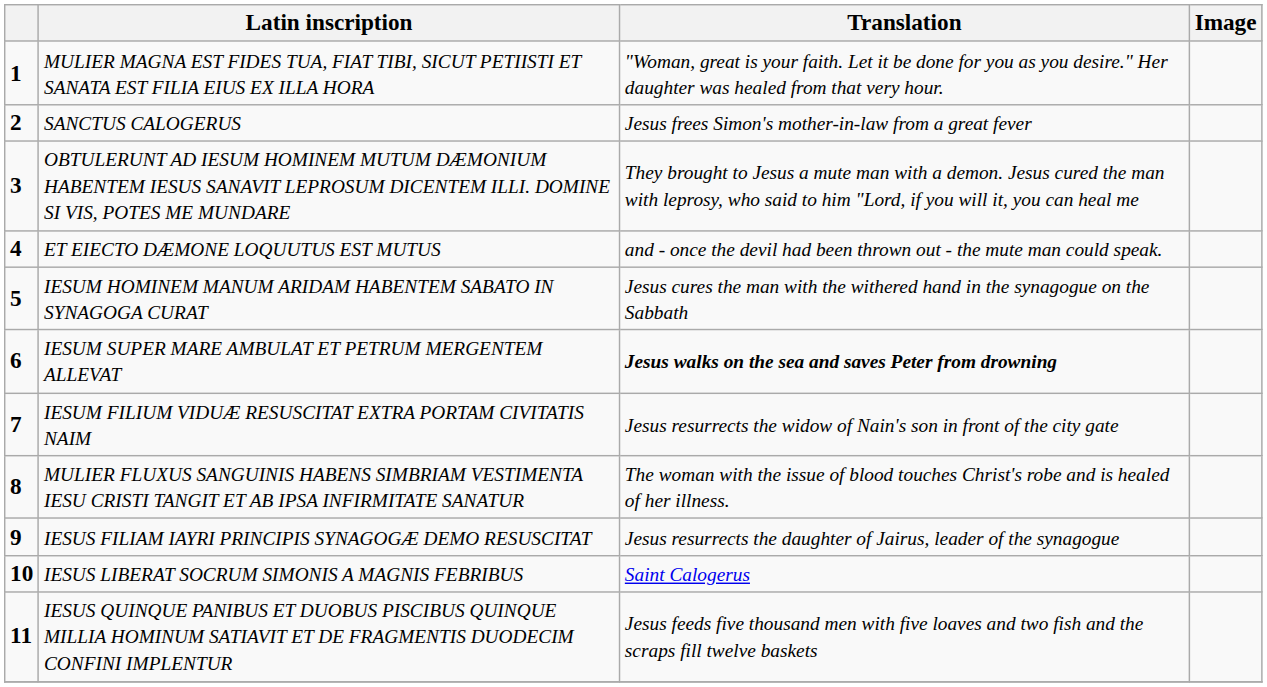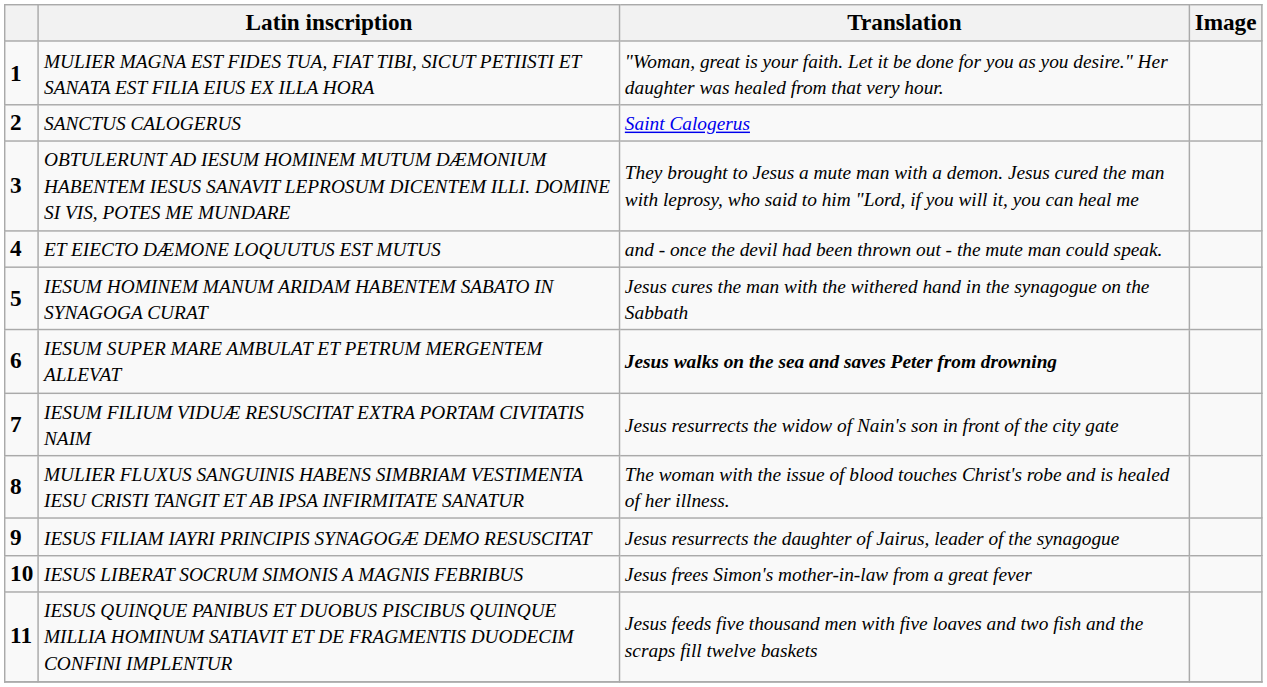(828, 124) Jesus frees Simon's mother-in-law from a great fever -> (687, 124) Saint Calogerus
(687, 574) Saint Calogerus -> (828, 574) Jesus frees Simon's mother-in-law from a great fever
